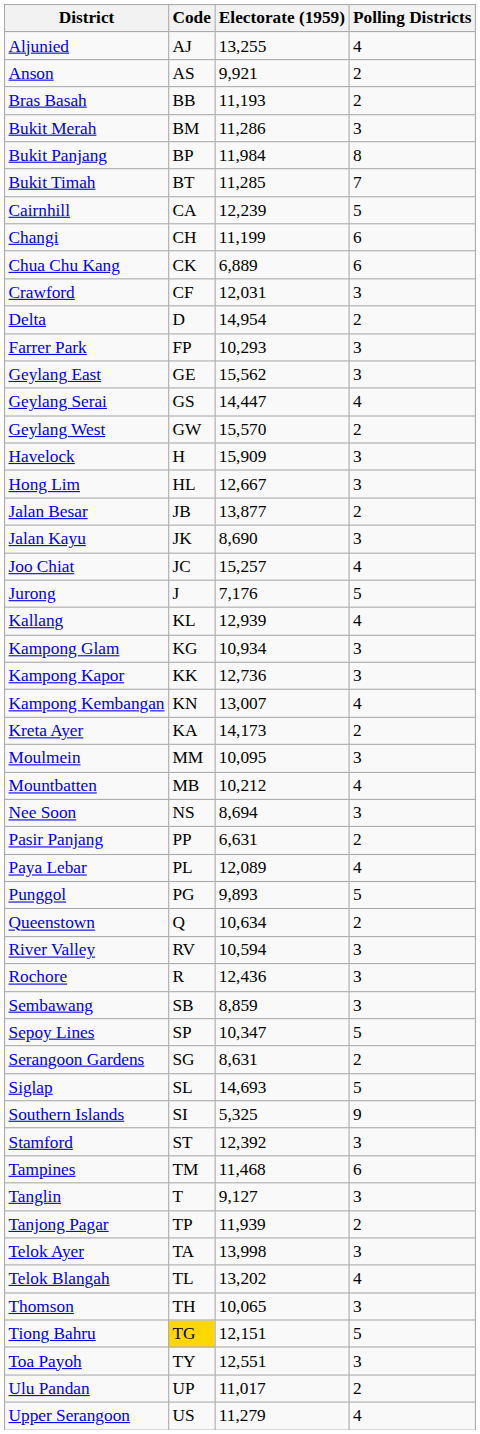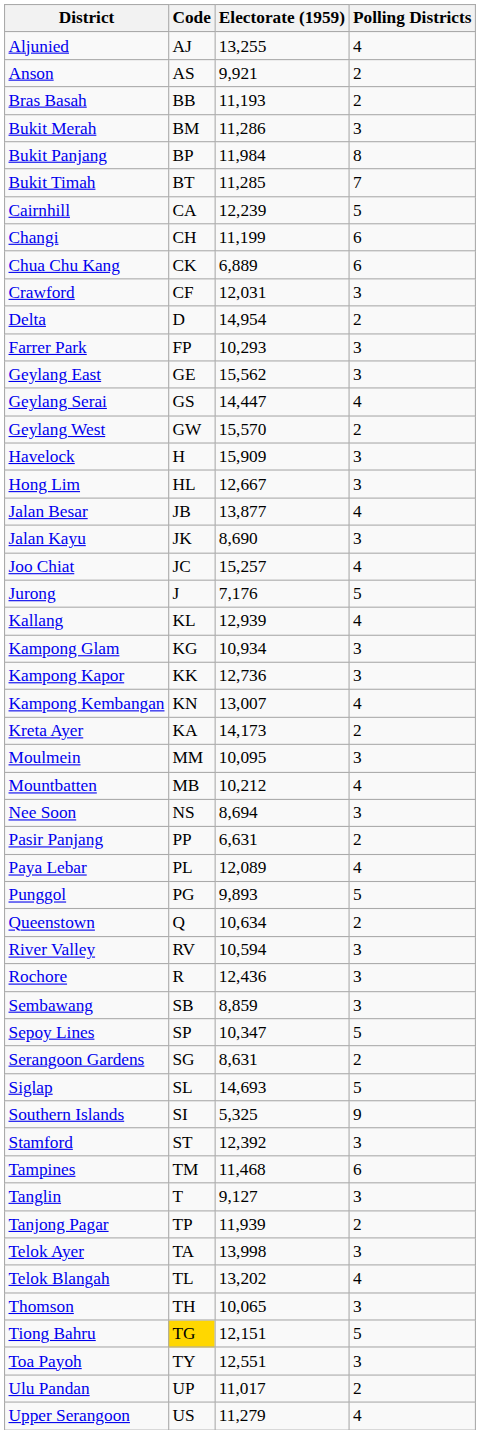(357, 511) 2 -> (357, 511) 4
